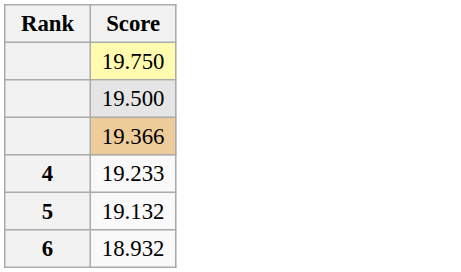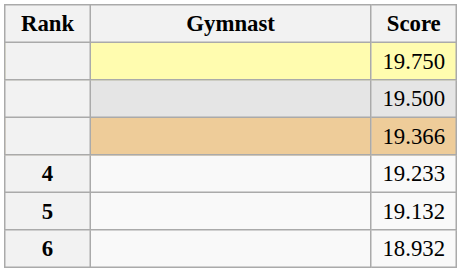+ column: (231, 23)
